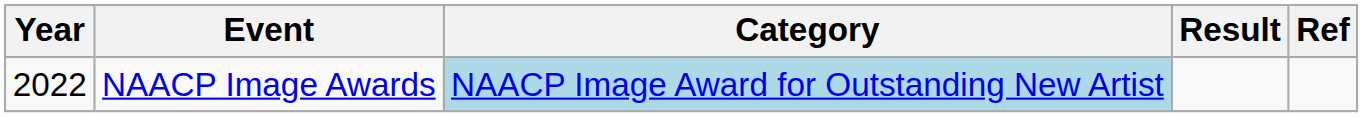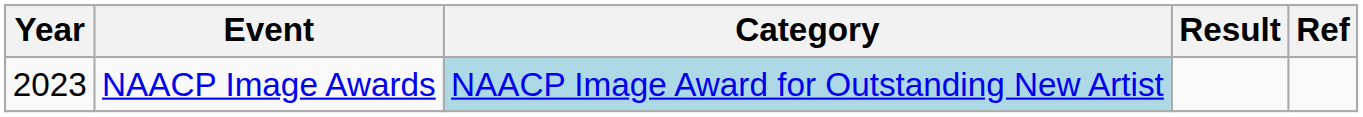(50, 83) 2022 -> (50, 83) 2023
